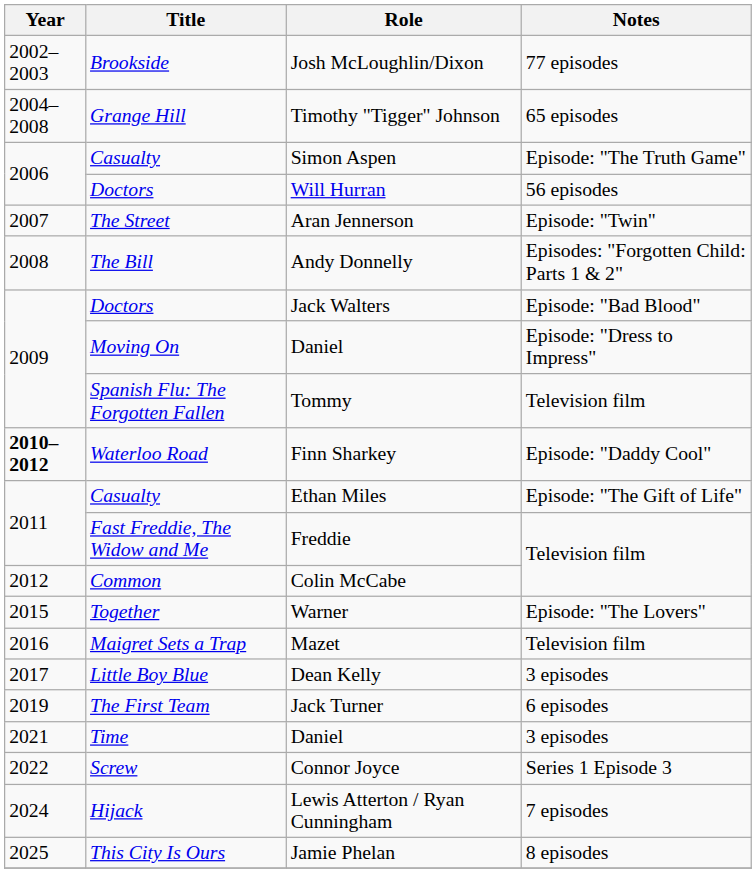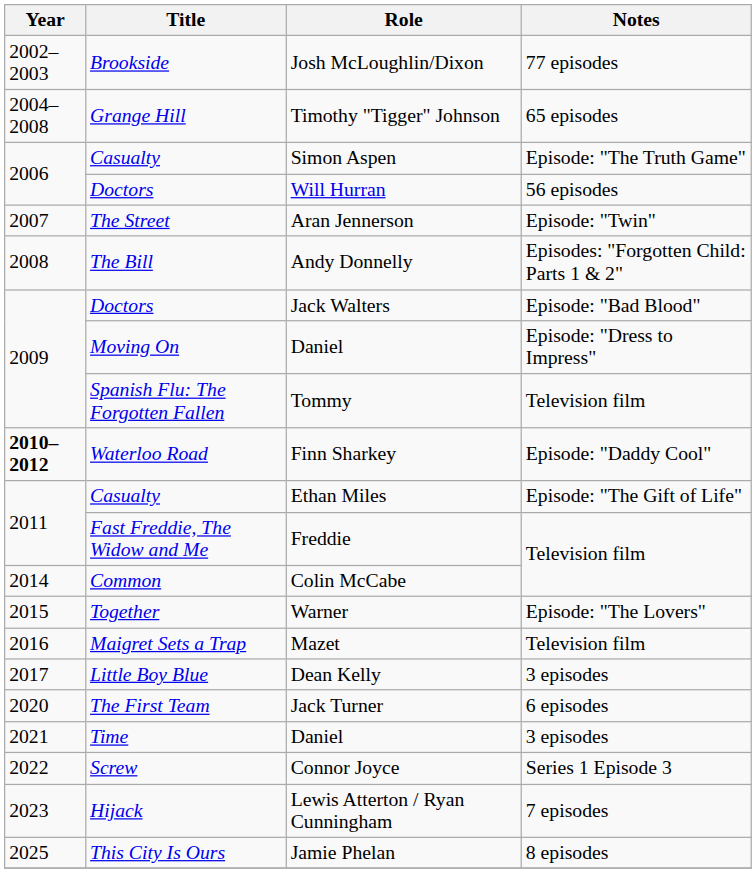(29, 580) 2012 -> (29, 580) 2014
(29, 705) 2019 -> (29, 705) 2020
(29, 810) 2024 -> (29, 810) 2023
